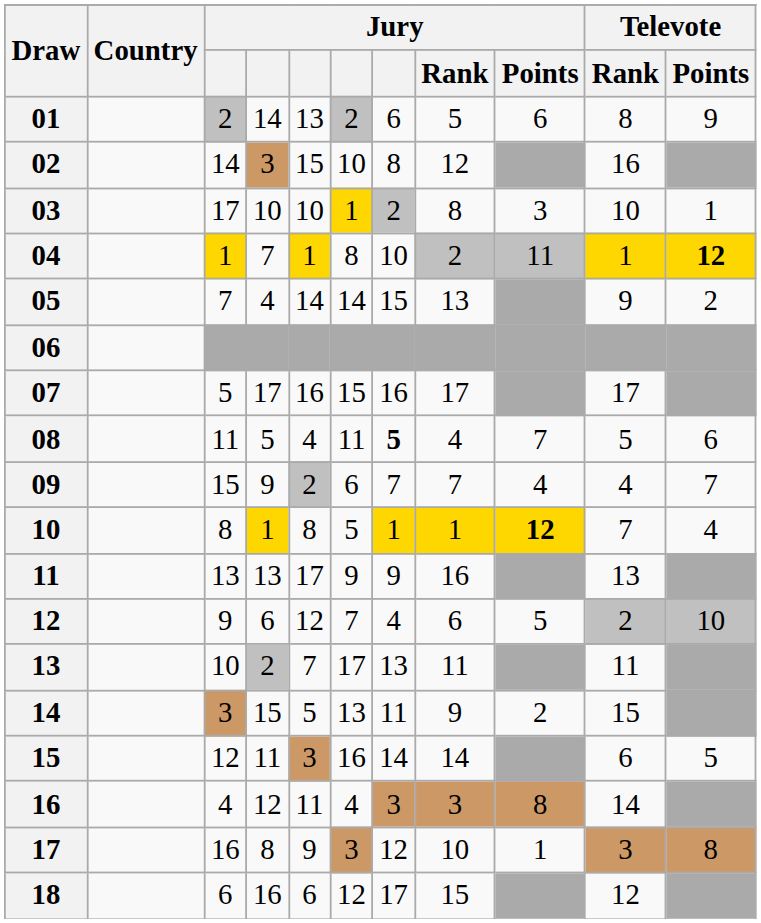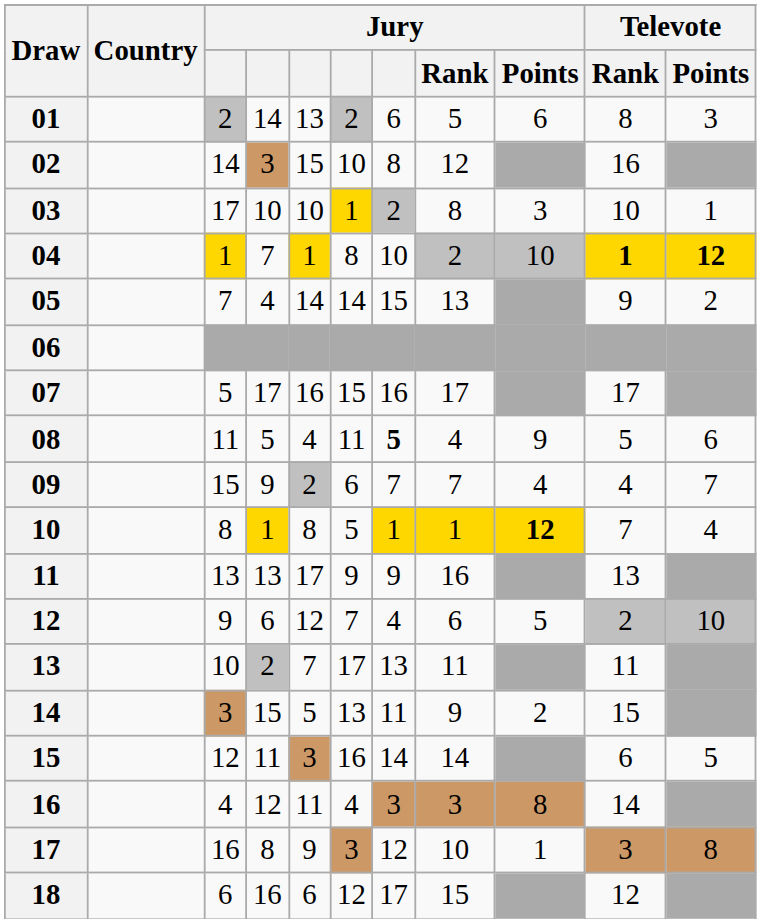(711, 118) 9 -> (711, 118) 3
(540, 255) 11 -> (540, 255) 10
(625, 255) normal -> (625, 255) bold
(540, 438) 7 -> (540, 438) 9
